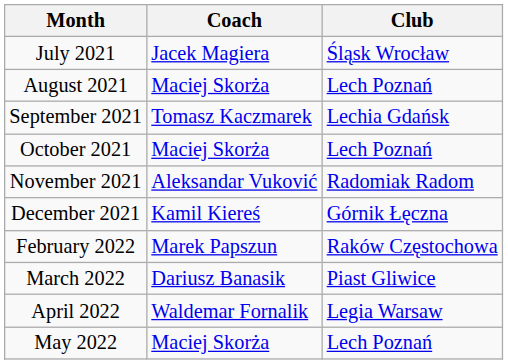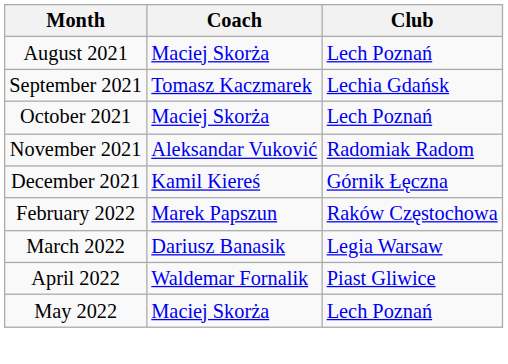- row: (76, 52)
(381, 278) Piast Gliwice -> (385, 246) Legia Warsaw
(385, 310) Legia Warsaw -> (381, 278) Piast Gliwice
